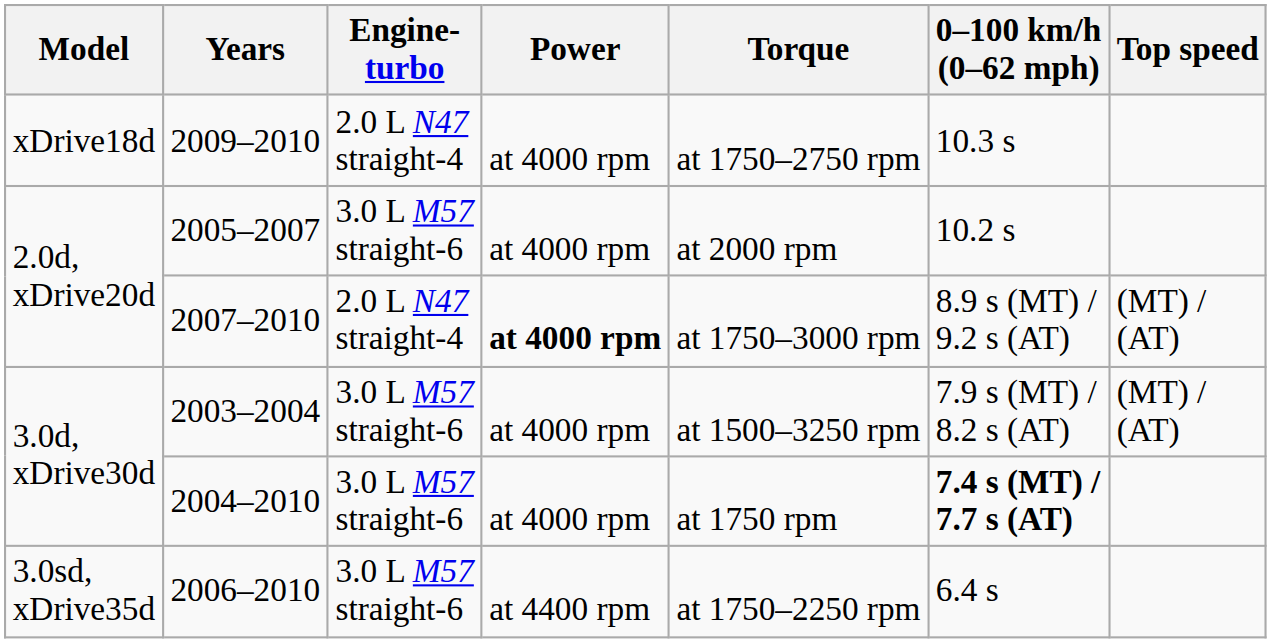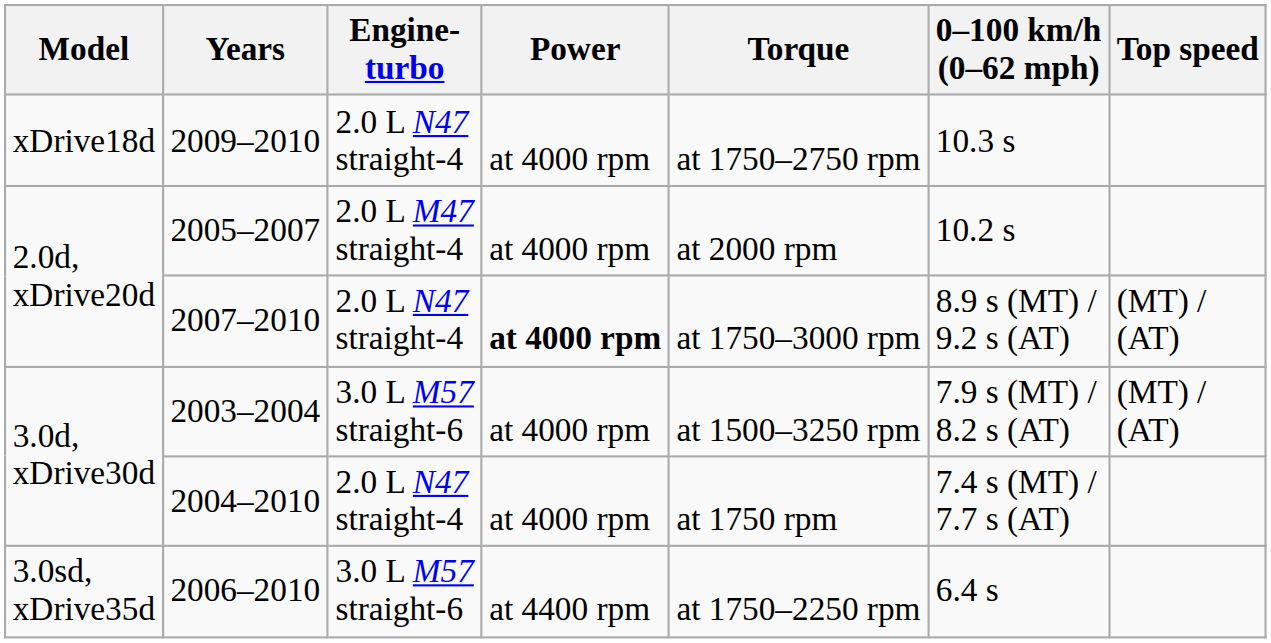(405, 230) 3.0 L M57 straight-6 -> (405, 230) 2.0 L M47 straight-4
(405, 500) 3.0 L M57 straight-6 -> (402, 500) 2.0 L N47 straight-4
(1018, 500) bold -> (1016, 500) normal
